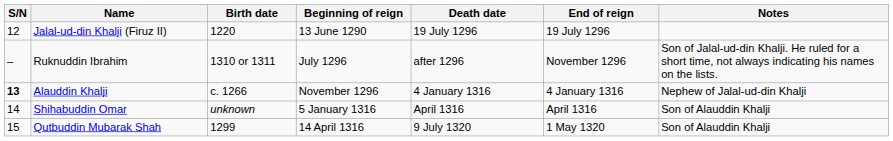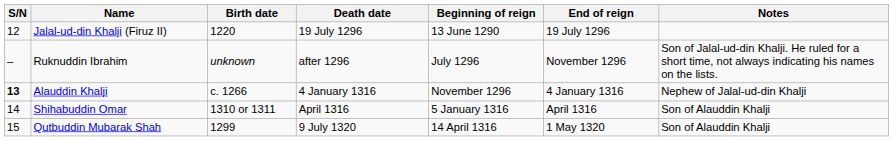columns swapped: (477, 13) <-> (354, 13)
(243, 61) 1310 or 1311 -> (233, 61) unknown
(233, 109) unknown -> (243, 109) 1310 or 1311
